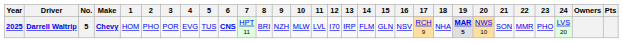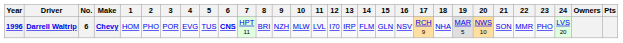(14, 27) 2025 -> (14, 27) 1996
(86, 27) 5 -> (86, 27) 6
(463, 27) bold -> (463, 27) normal
